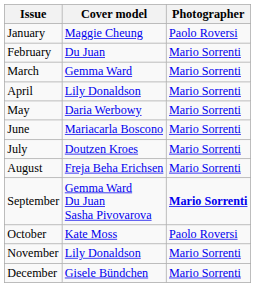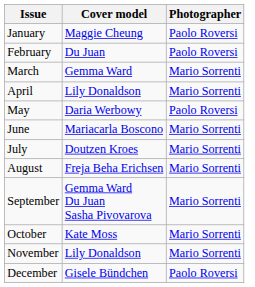(205, 52) Mario Sorrenti -> (203, 52) Paolo Roversi
(205, 110) Mario Sorrenti -> (203, 110) Paolo Roversi
(208, 201) bold -> (205, 201) normal
(203, 234) Paolo Roversi -> (205, 234) Mario Sorrenti
(205, 272) Mario Sorrenti -> (203, 272) Paolo Roversi
